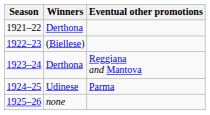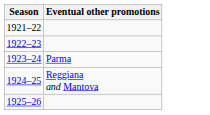- column: (65, 12)
(115, 65) Reggiana and Mantova -> (59, 59) Parma
(102, 86) Parma -> (72, 80) Reggiana and Mantova
